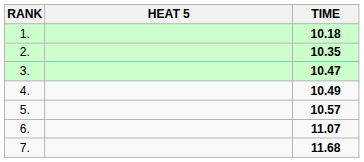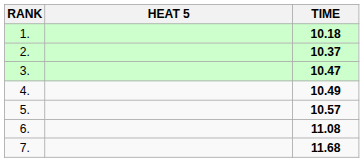(326, 53) 10.35 -> (326, 53) 10.37
(326, 129) 11.07 -> (326, 129) 11.08
